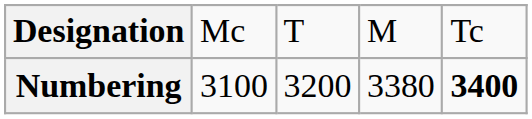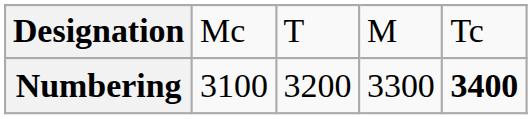(401, 85) 3380 -> (401, 85) 3300
